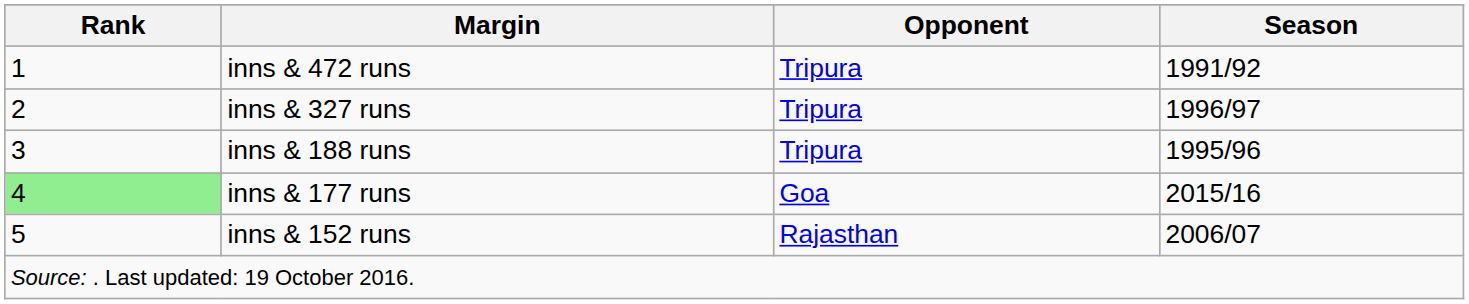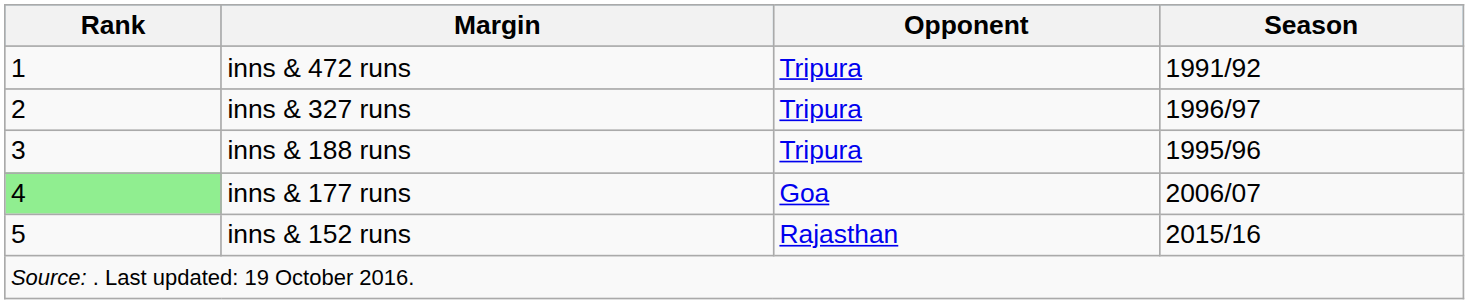(1213, 192) 2015/16 -> (1213, 192) 2006/07
(1213, 234) 2006/07 -> (1213, 234) 2015/16
